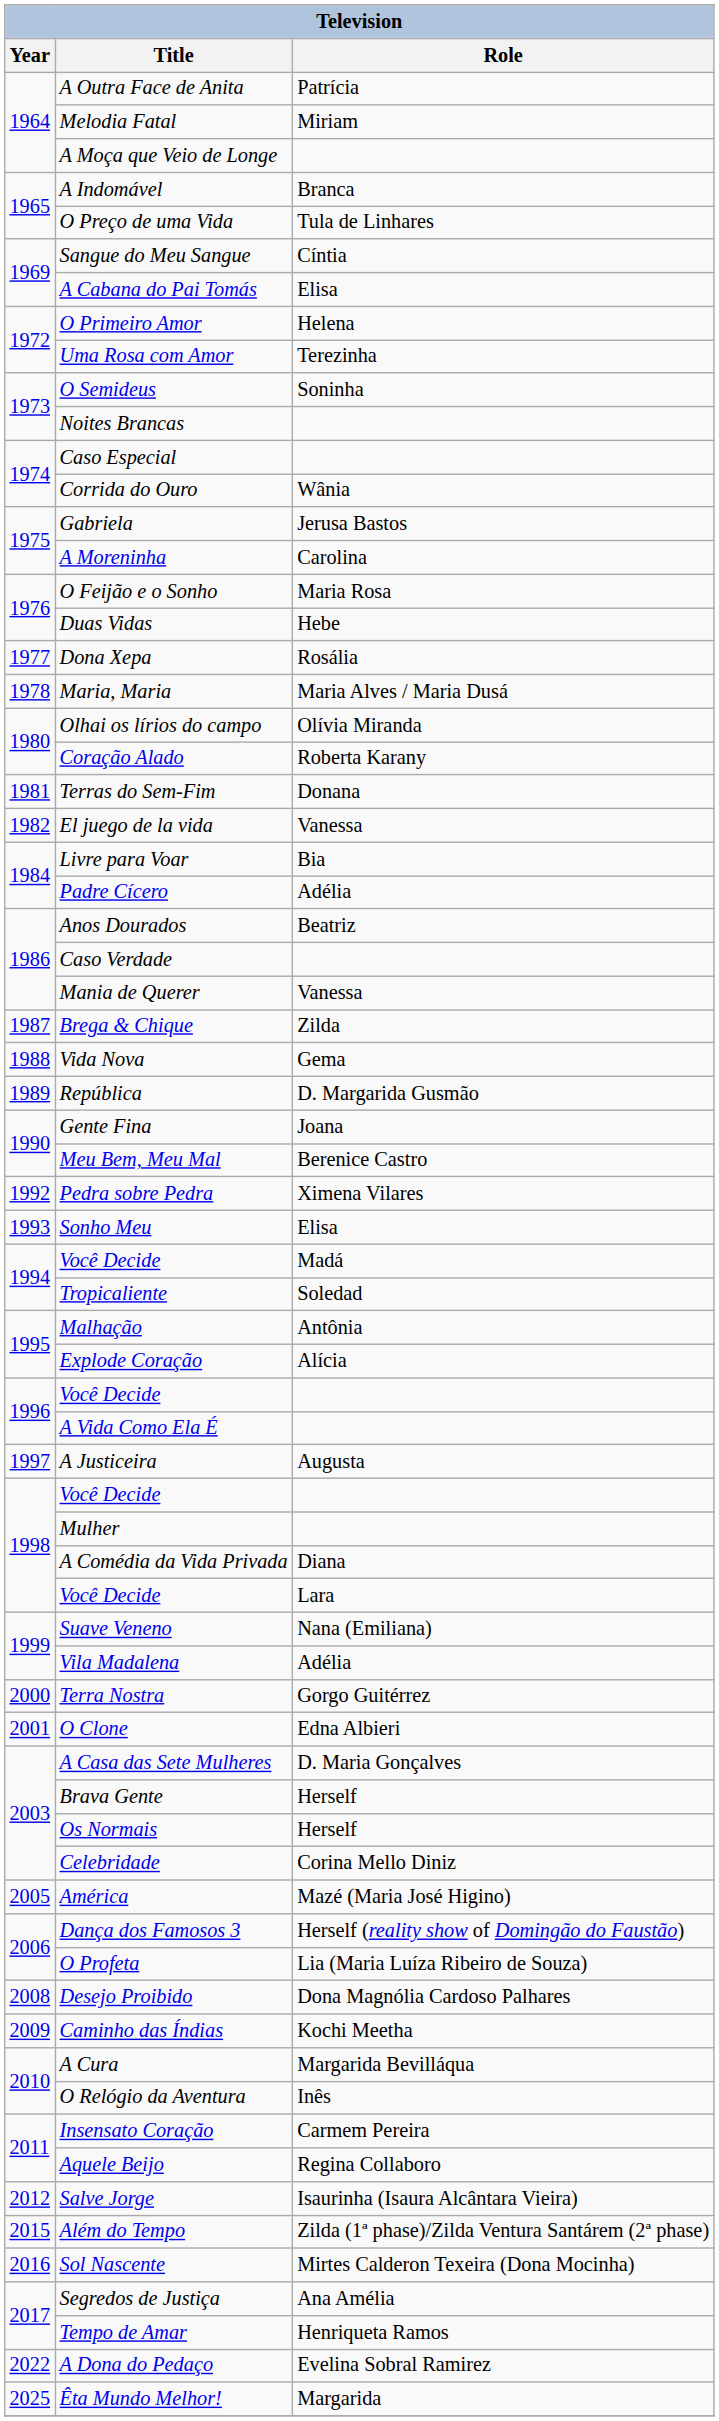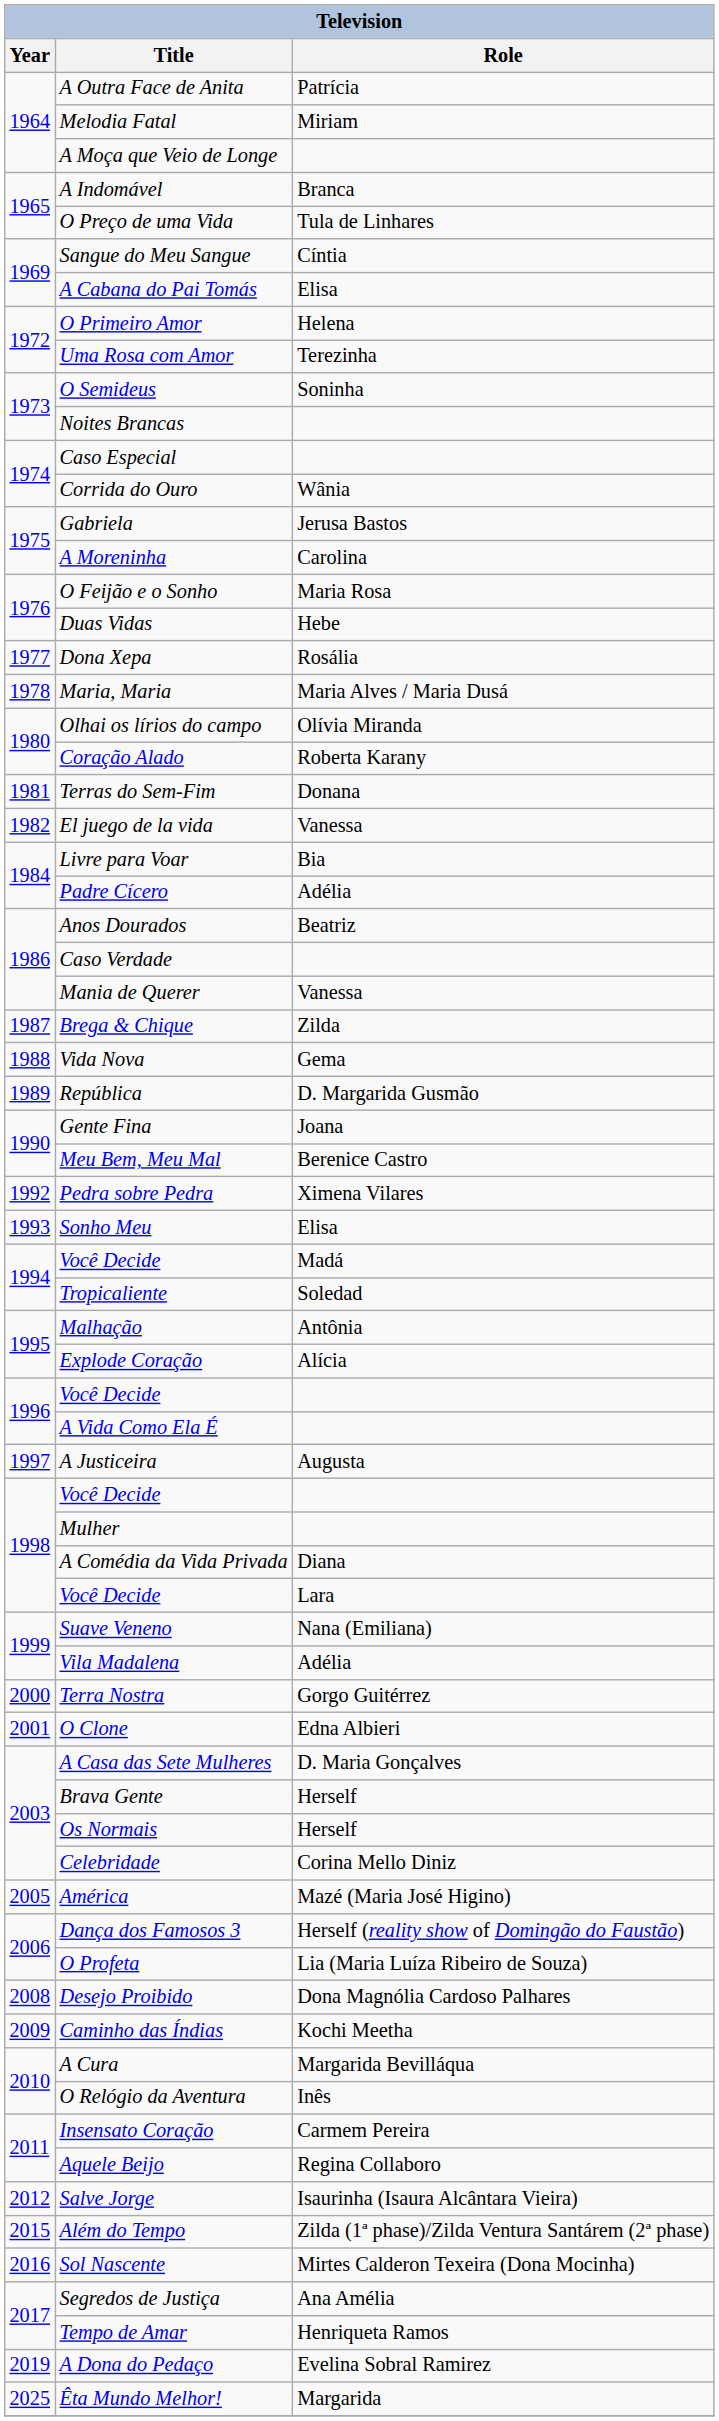(30, 2365) 2022 -> (30, 2365) 2019
